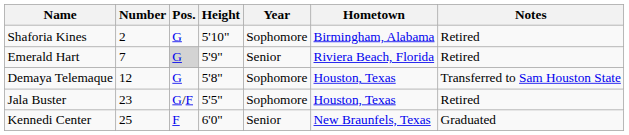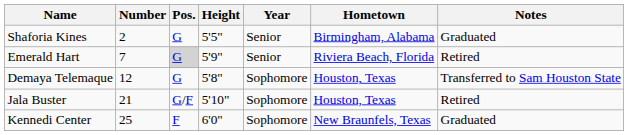(216, 36) 5'10" -> (212, 36) 5'5"
(277, 36) Sophomore -> (264, 36) Senior
(460, 36) Retired -> (468, 36) Graduated
(126, 99) 23 -> (126, 99) 21
(212, 99) 5'5" -> (216, 99) 5'10"
(264, 120) Senior -> (277, 120) Sophomore
